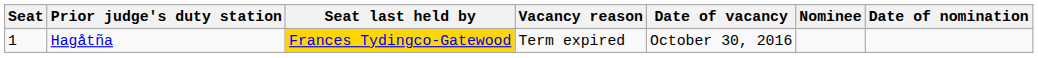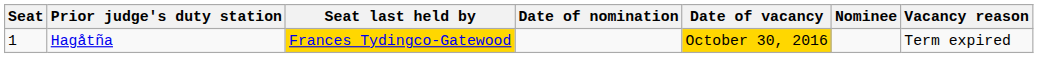columns swapped: (581, 17) <-> (949, 17)
(721, 41) no background -> (757, 41) gold background
